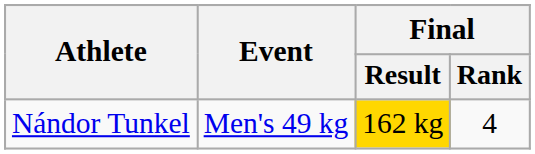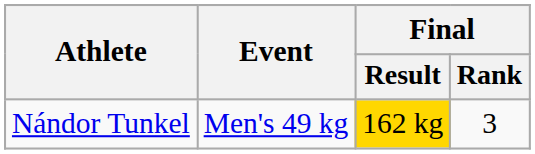(490, 123) 4 -> (490, 123) 3
